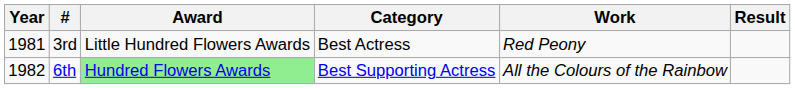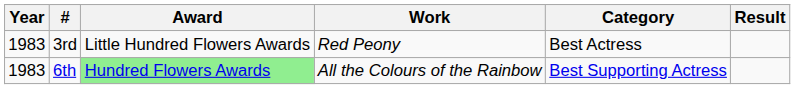columns swapped: (407, 17) <-> (615, 17)
(27, 44) 1981 -> (27, 44) 1983
(27, 70) 1982 -> (27, 70) 1983
